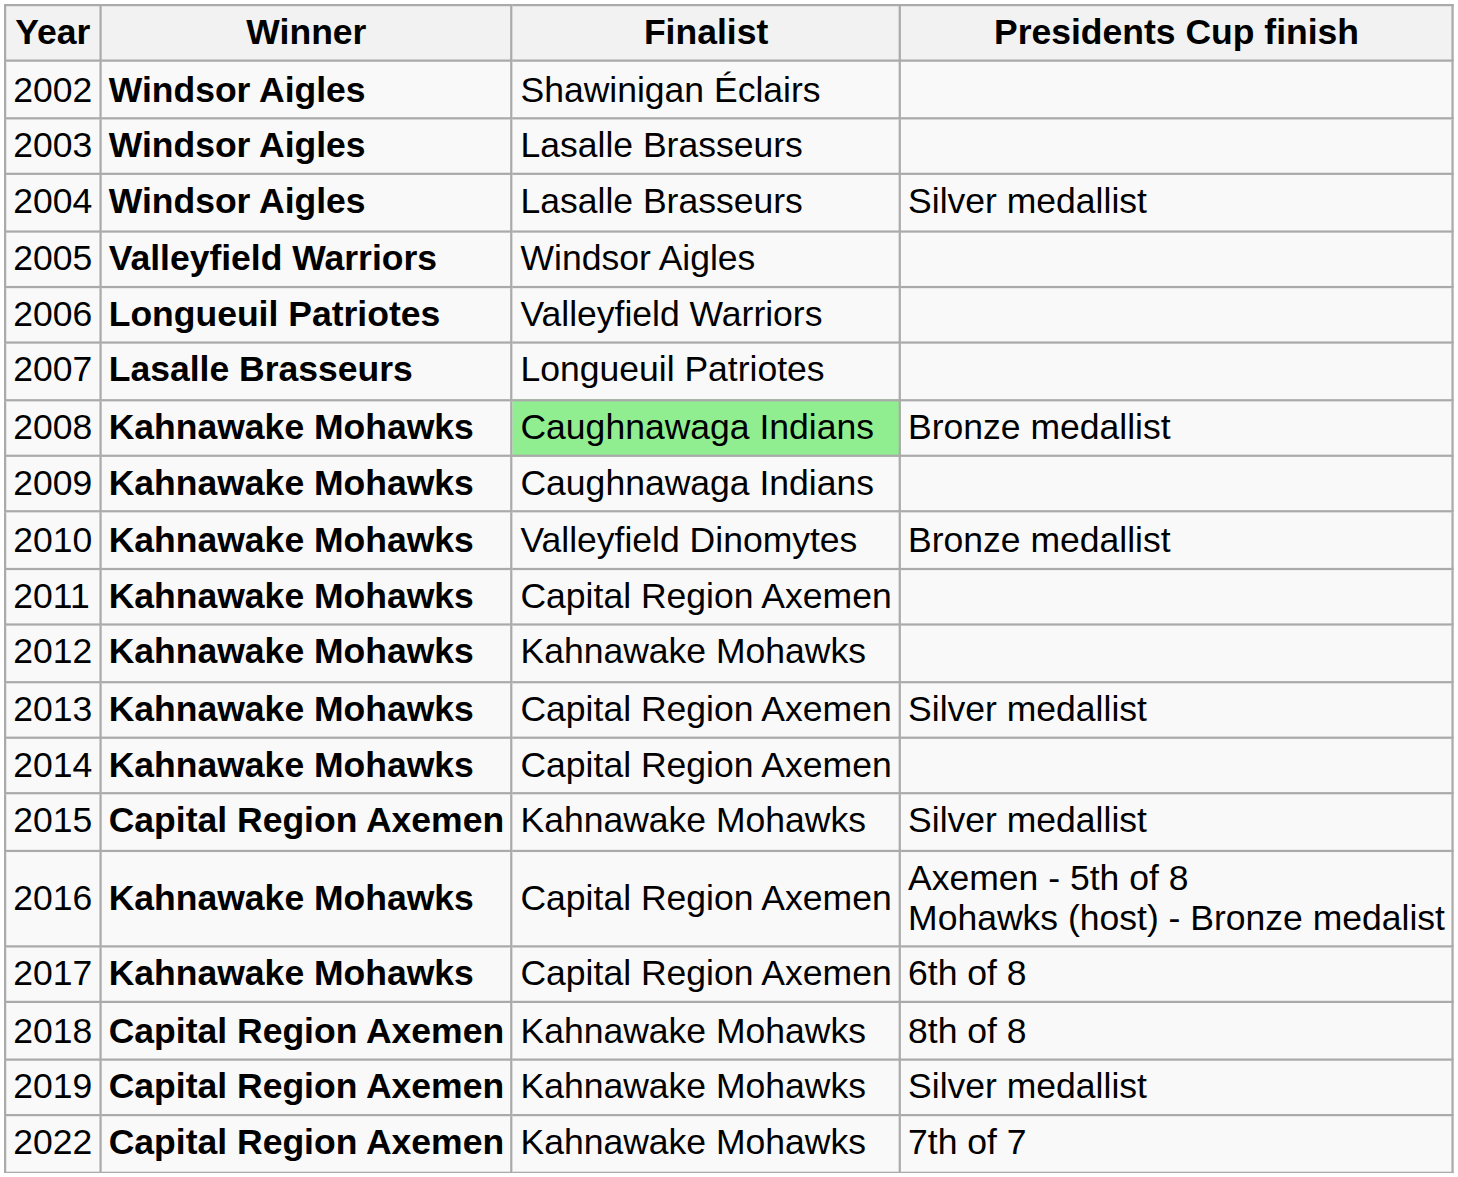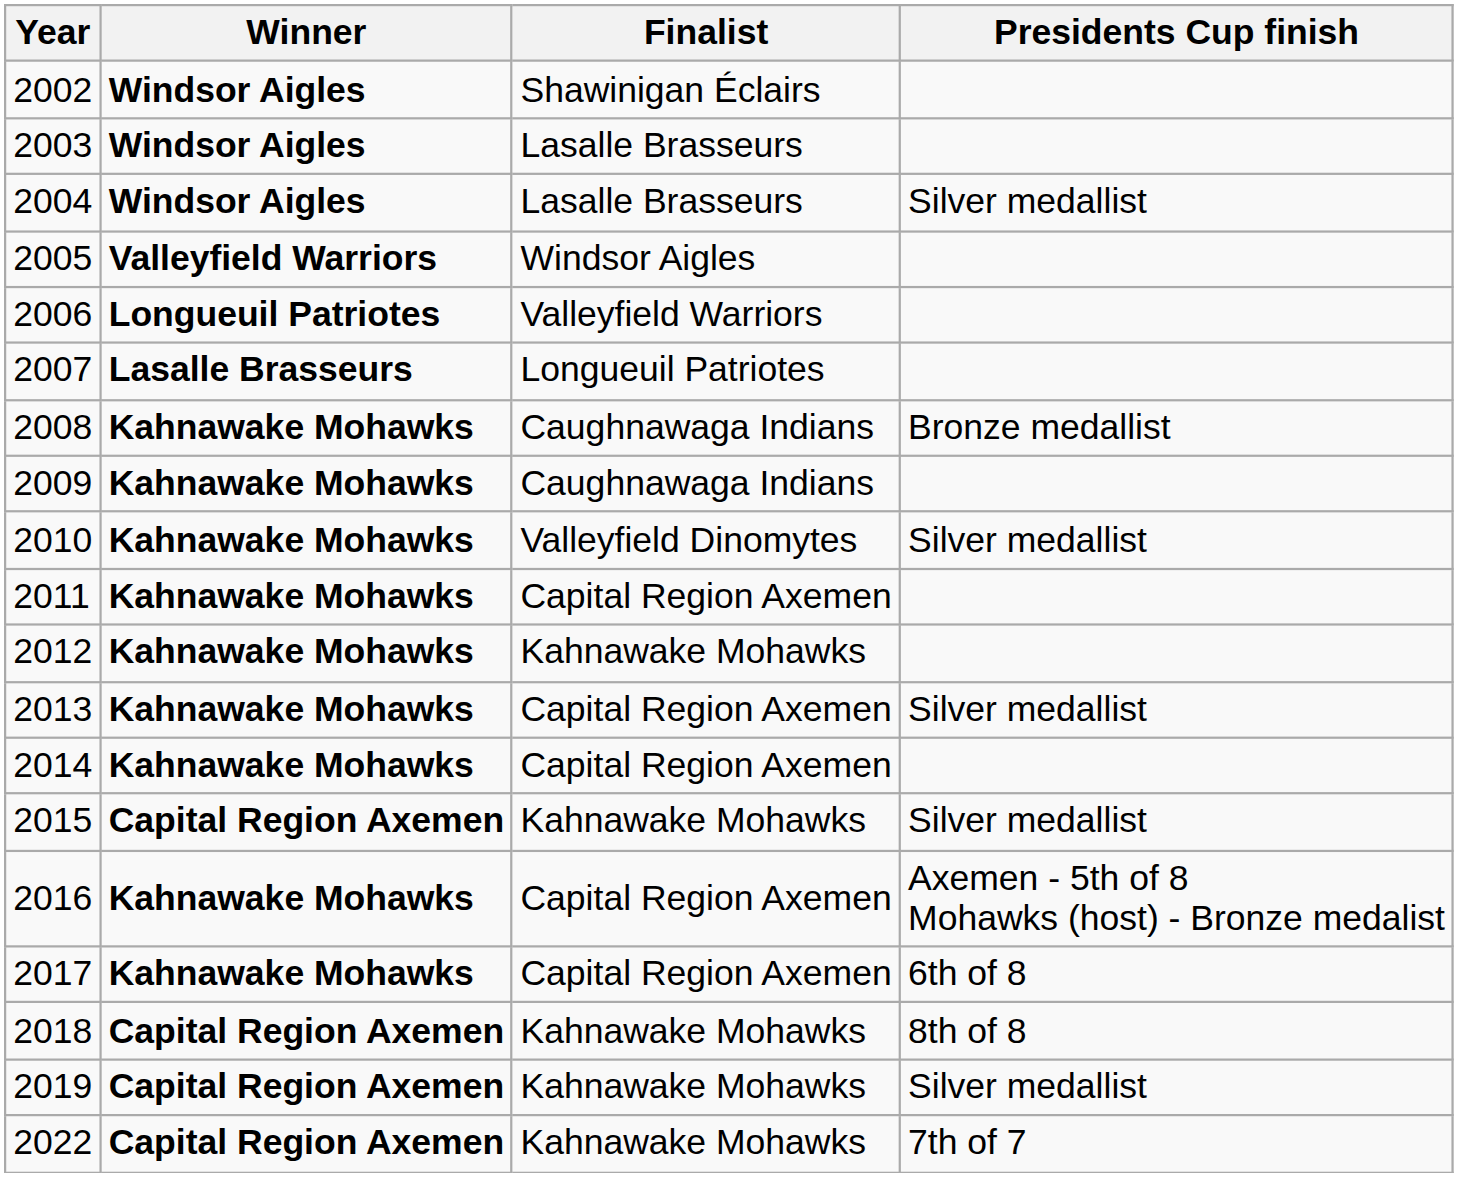(697, 426) lightgreen background -> (697, 426) no background
(1039, 539) Bronze medallist -> (1027, 539) Silver medallist
